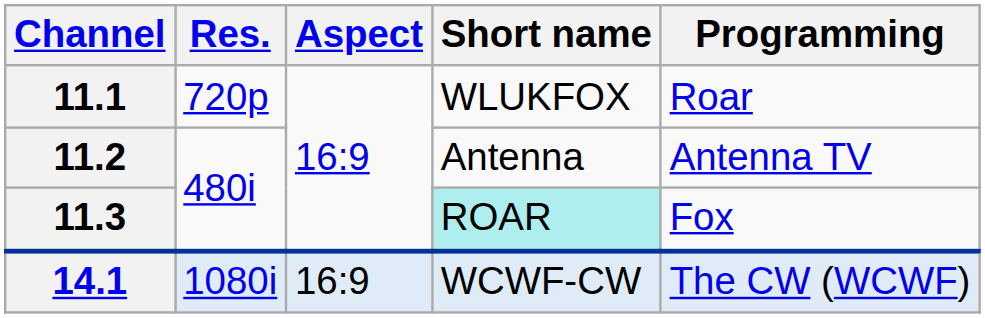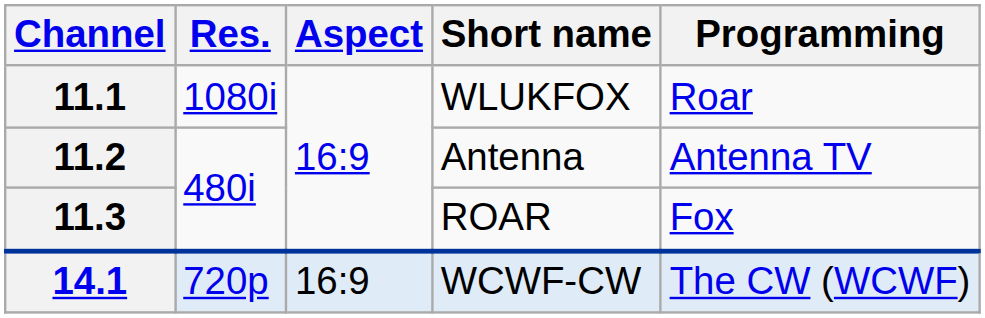(226, 95) 720p -> (230, 95) 1080i
(496, 217) paleturquoise background -> (496, 217) no background
(230, 280) 1080i -> (226, 280) 720p
